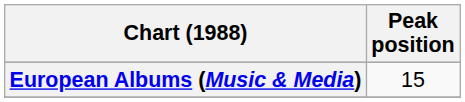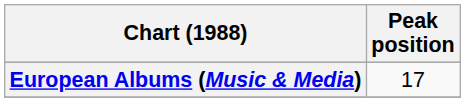(413, 79) 15 -> (413, 79) 17
